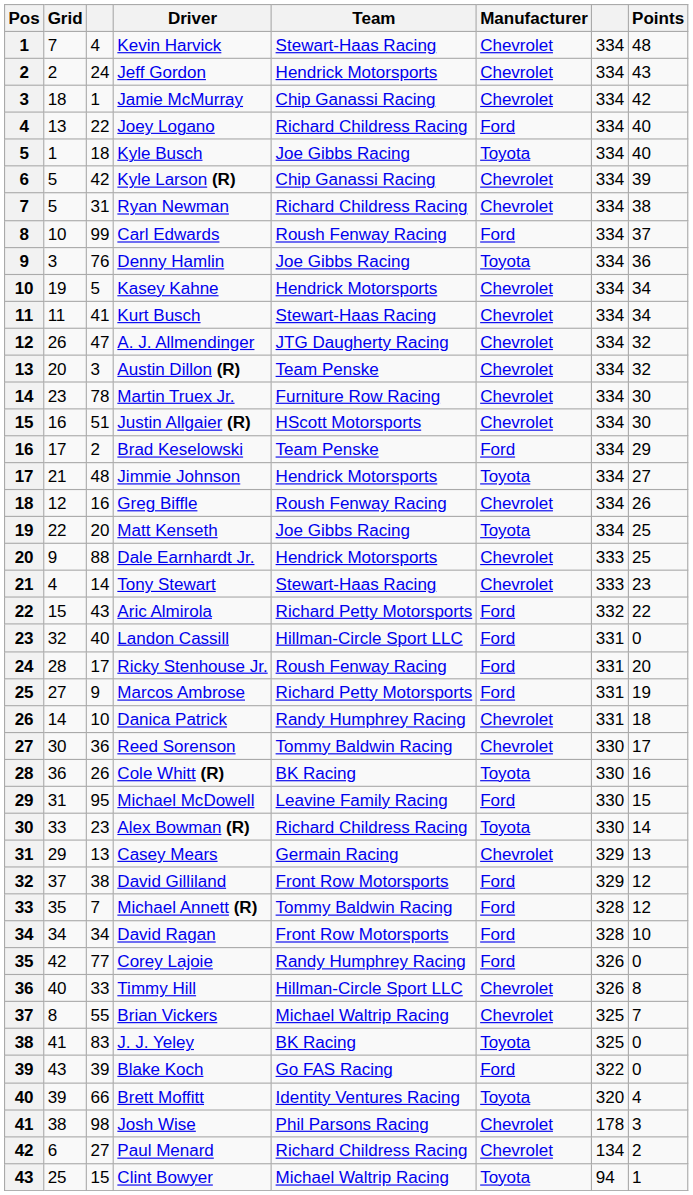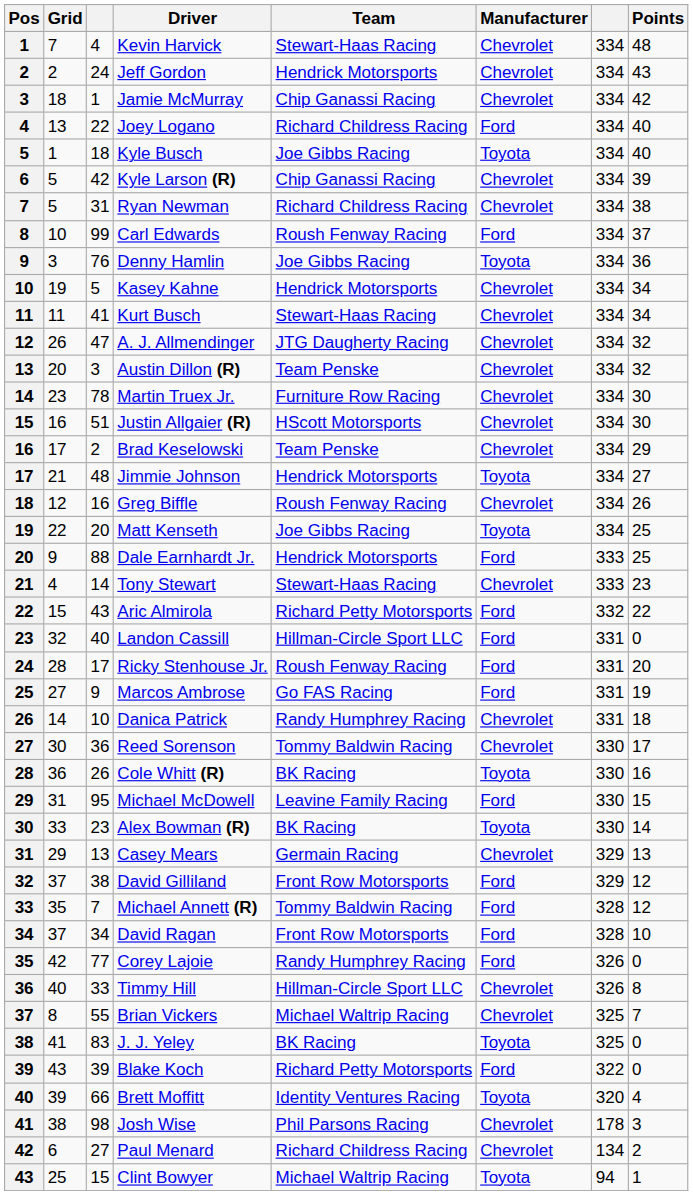(498, 449) Ford -> (517, 449) Chevrolet
(517, 557) Chevrolet -> (498, 557) Ford
(374, 692) Richard Petty Motorsports -> (334, 692) Go FAS Racing
(372, 827) Richard Childress Racing -> (316, 827) BK Racing
(57, 935) 34 -> (57, 935) 37
(334, 1069) Go FAS Racing -> (374, 1069) Richard Petty Motorsports
